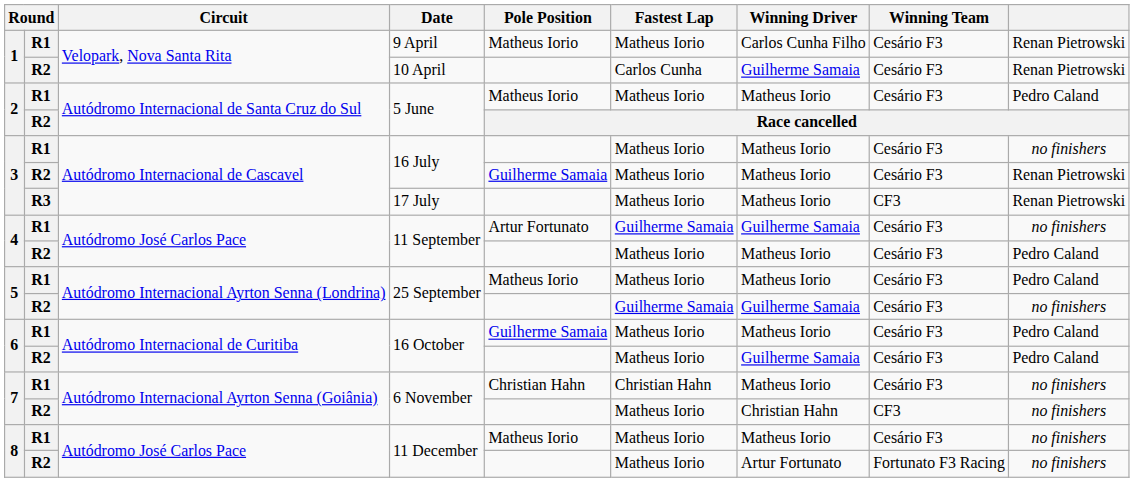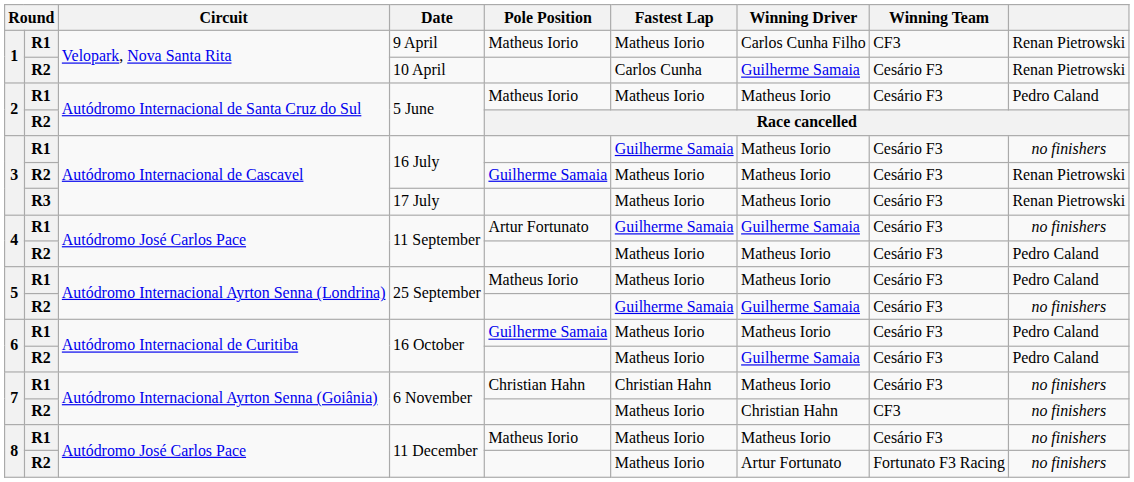(908, 43) Cesário F3 -> (887, 43) CF3
(660, 148) Matheus Iorio -> (674, 148) Guilherme Samaia
(887, 200) CF3 -> (908, 200) Cesário F3
